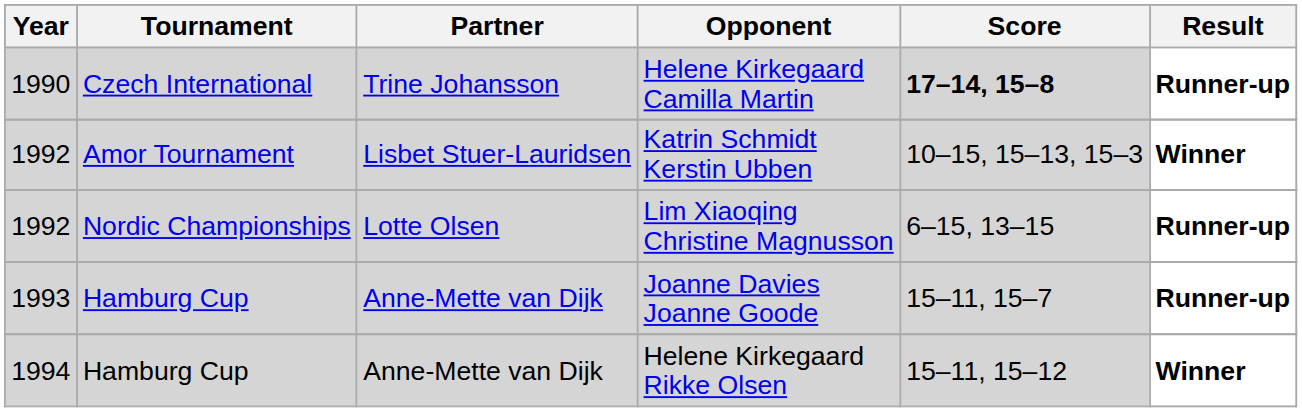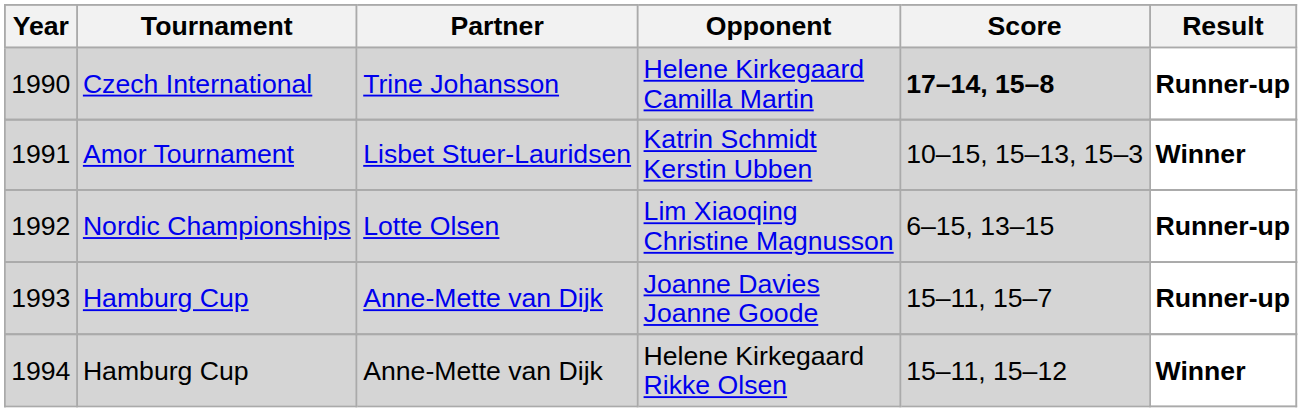(41, 155) 1992 -> (41, 155) 1991
